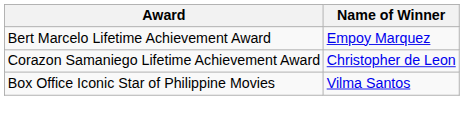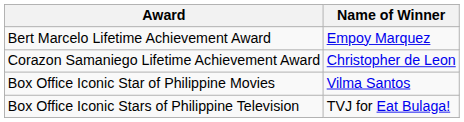+ row: (153, 106)
